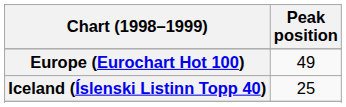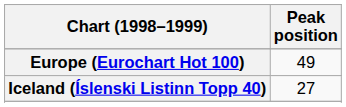(306, 88) 25 -> (306, 88) 27
